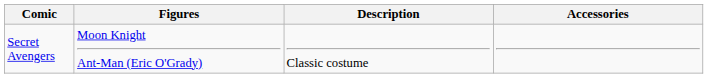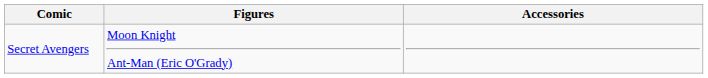- column: (388, 14)
